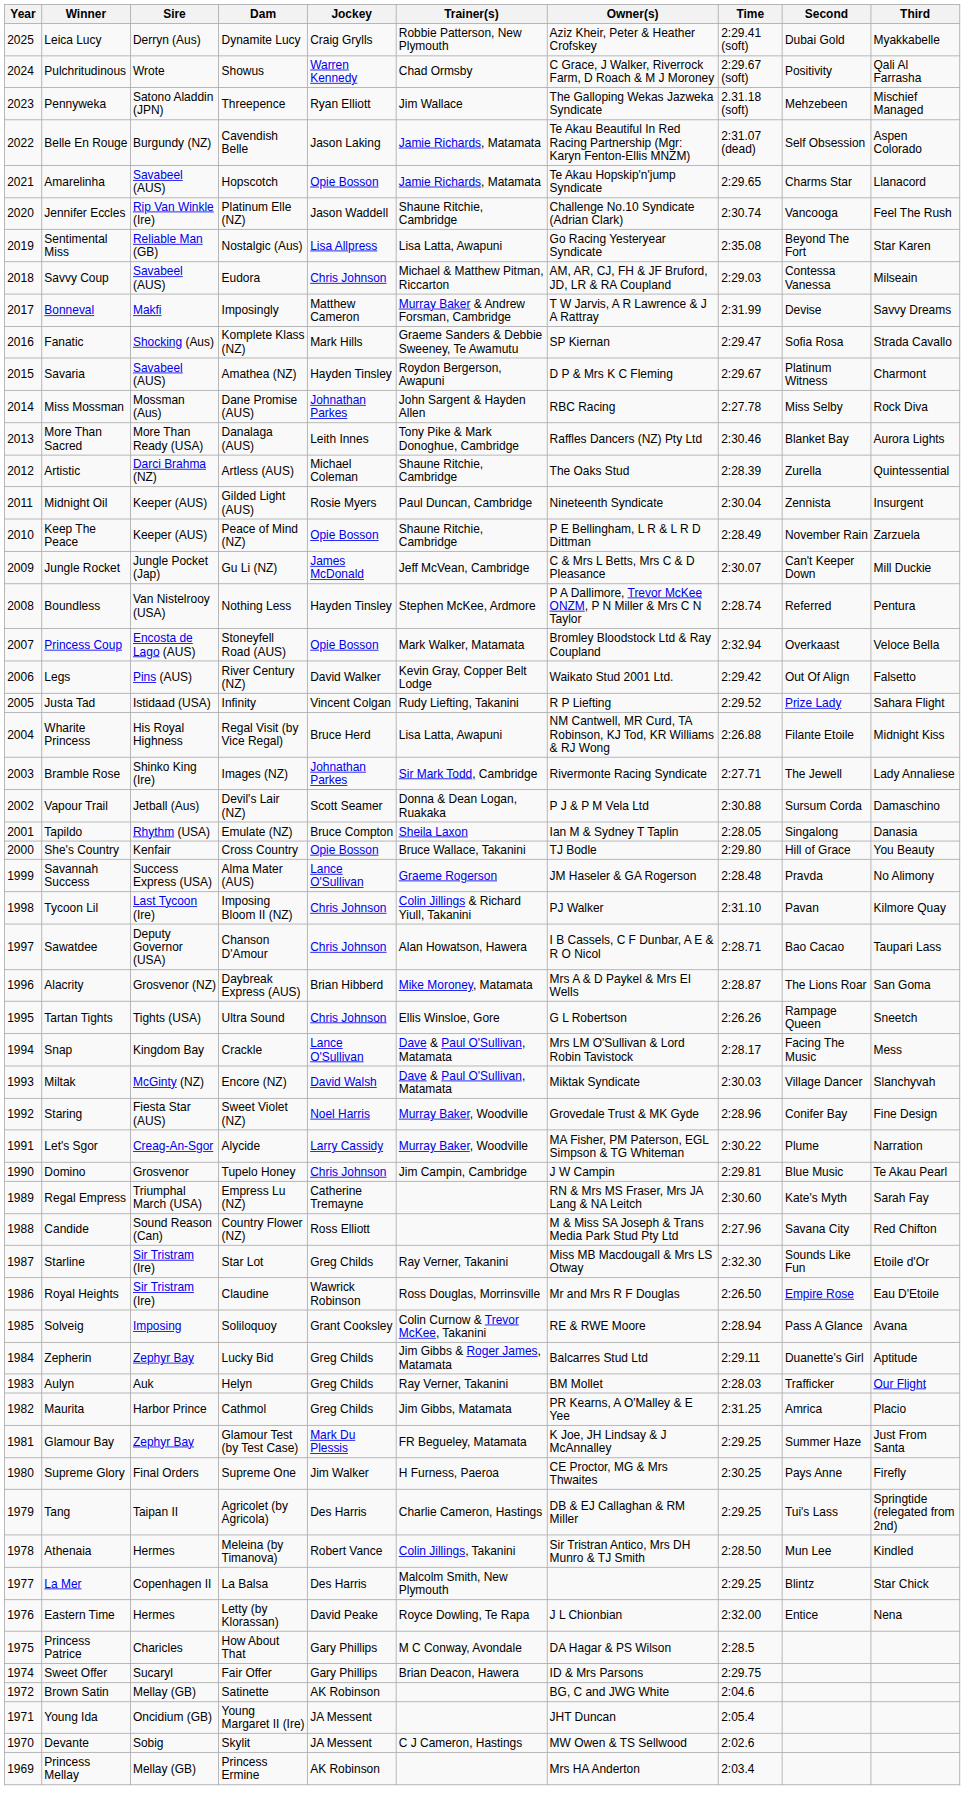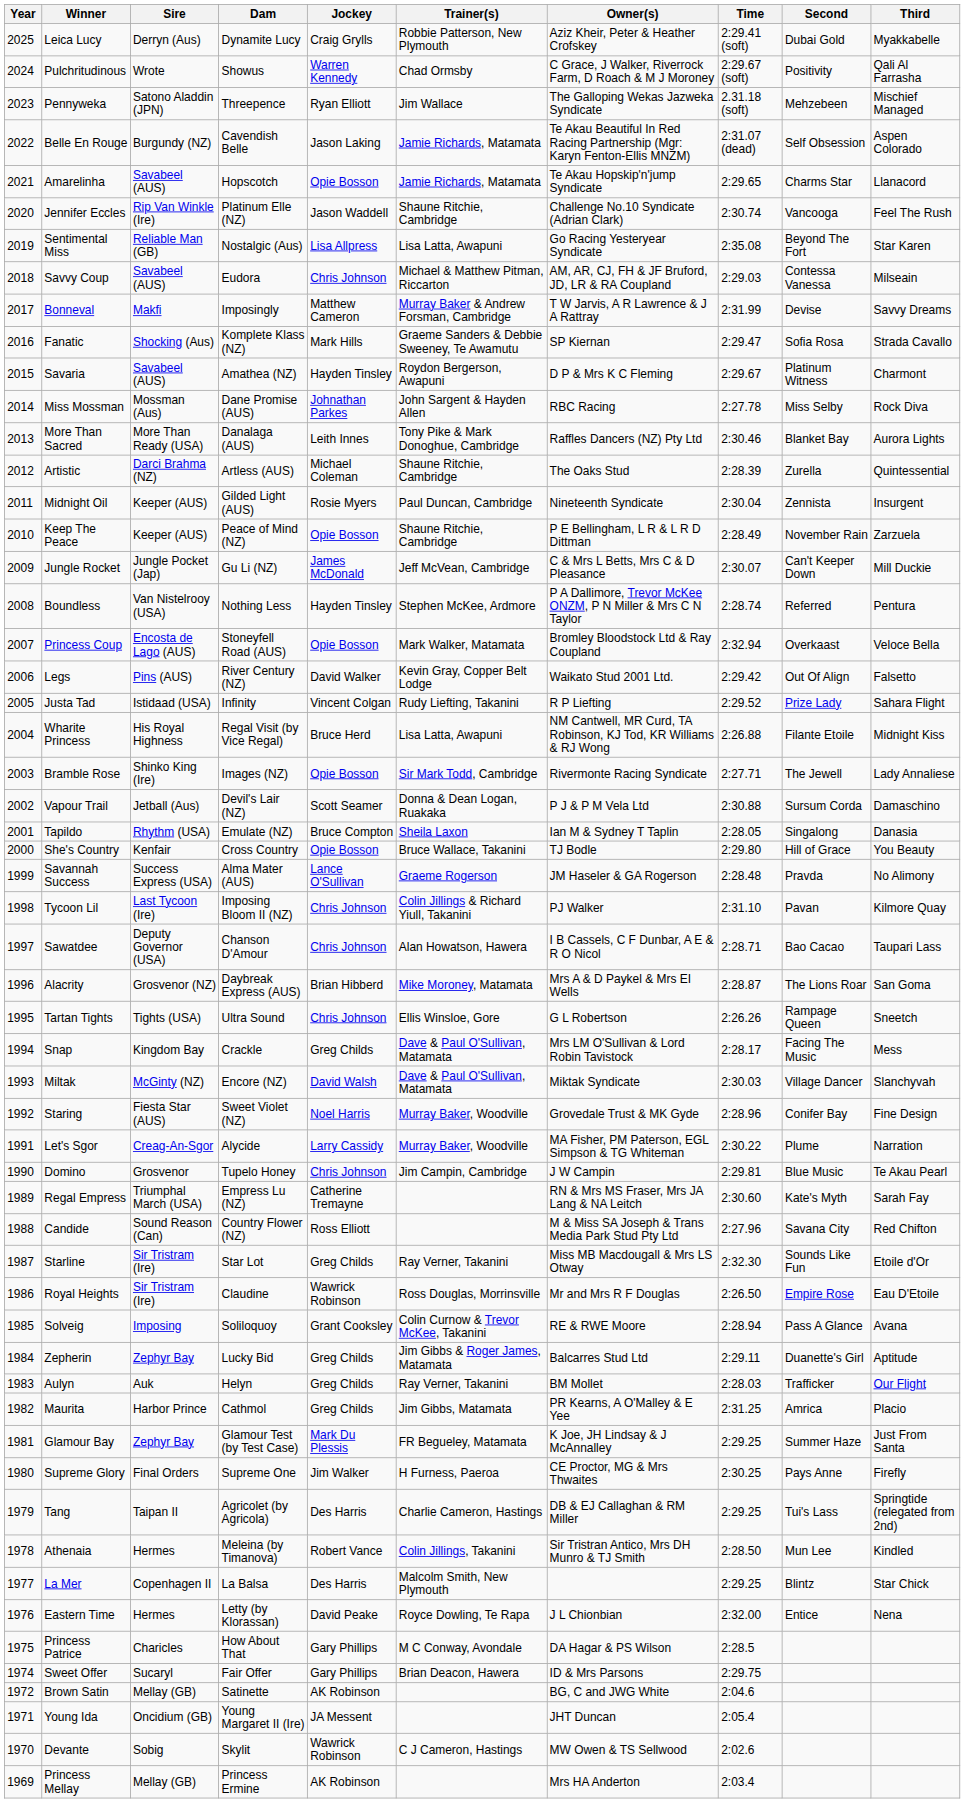(338, 774) Johnathan Parkes -> (344, 774) Opie Bosson
(337, 1050) Lance O'Sullivan -> (342, 1050) Greg Childs
(341, 1743) JA Messent -> (335, 1750) Wawrick Robinson
